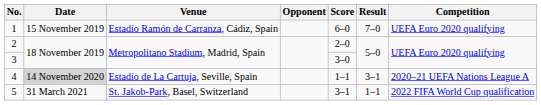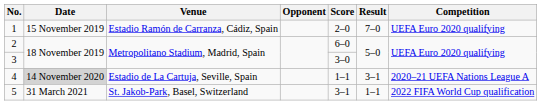(342, 28) 6–0 -> (342, 28) 2–0
(342, 44) 2–0 -> (342, 44) 6–0
